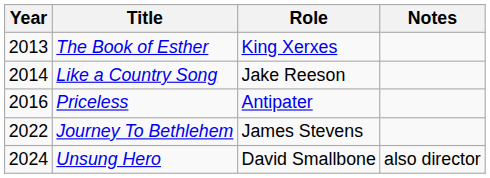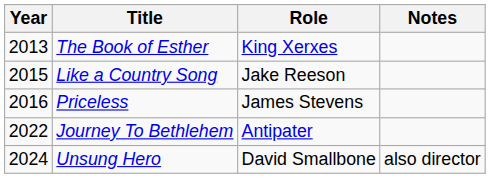(28, 74) 2014 -> (28, 74) 2015
(277, 103) Antipater -> (302, 103) James Stevens
(302, 131) James Stevens -> (277, 131) Antipater
